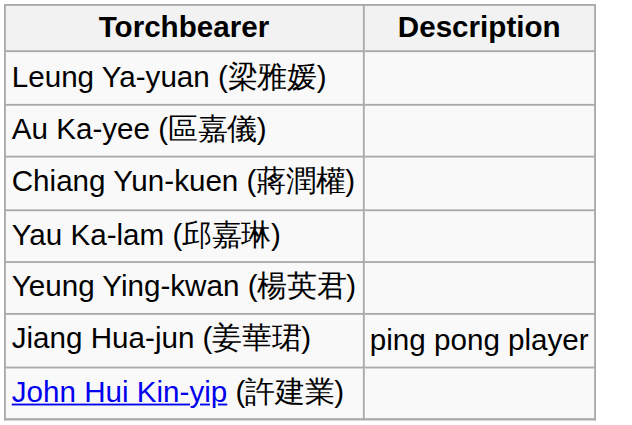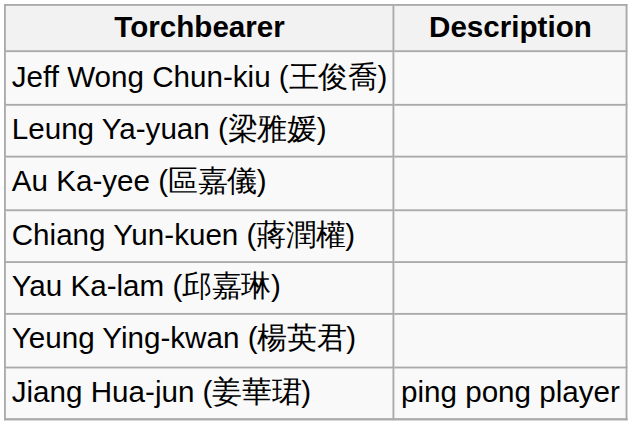+ row: (200, 76)
- row: (178, 391)
